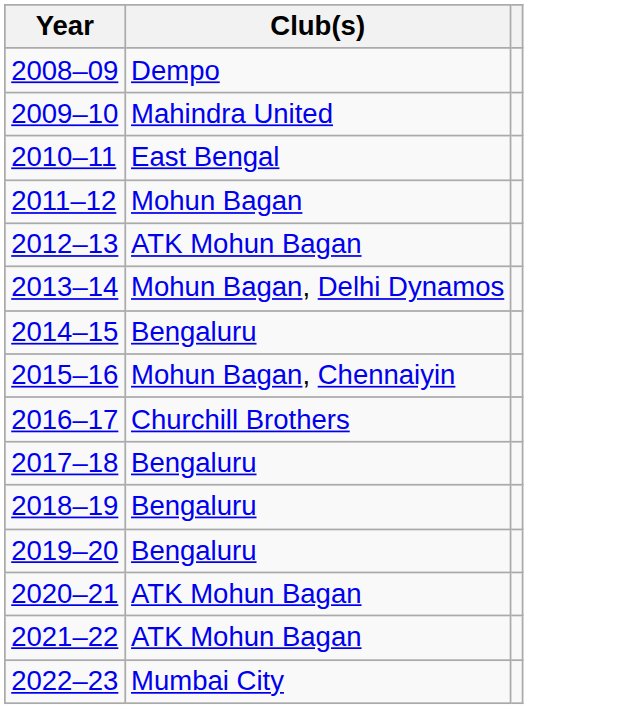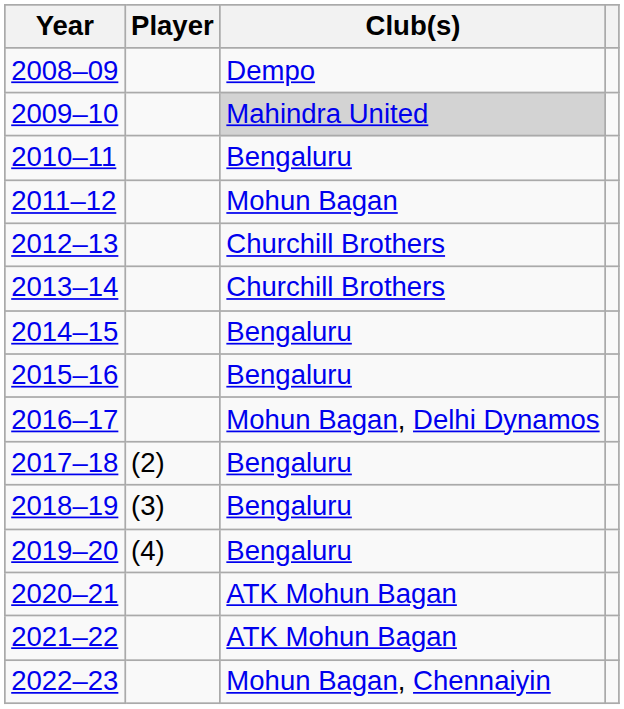+ column: (172, 26)
(232, 113) no background -> (327, 113) lightgrey background
(205, 157) East Bengal -> (289, 157) Bengaluru
(246, 244) ATK Mohun Bagan -> (336, 244) Churchill Brothers
(318, 288) Mohun Bagan, Delhi Dynamos -> (336, 288) Churchill Brothers
(293, 375) Mohun Bagan, Chennaiyin -> (289, 375) Bengaluru
(240, 419) Churchill Brothers -> (413, 419) Mohun Bagan, Delhi Dynamos
(207, 680) Mumbai City -> (389, 680) Mohun Bagan, Chennaiyin
